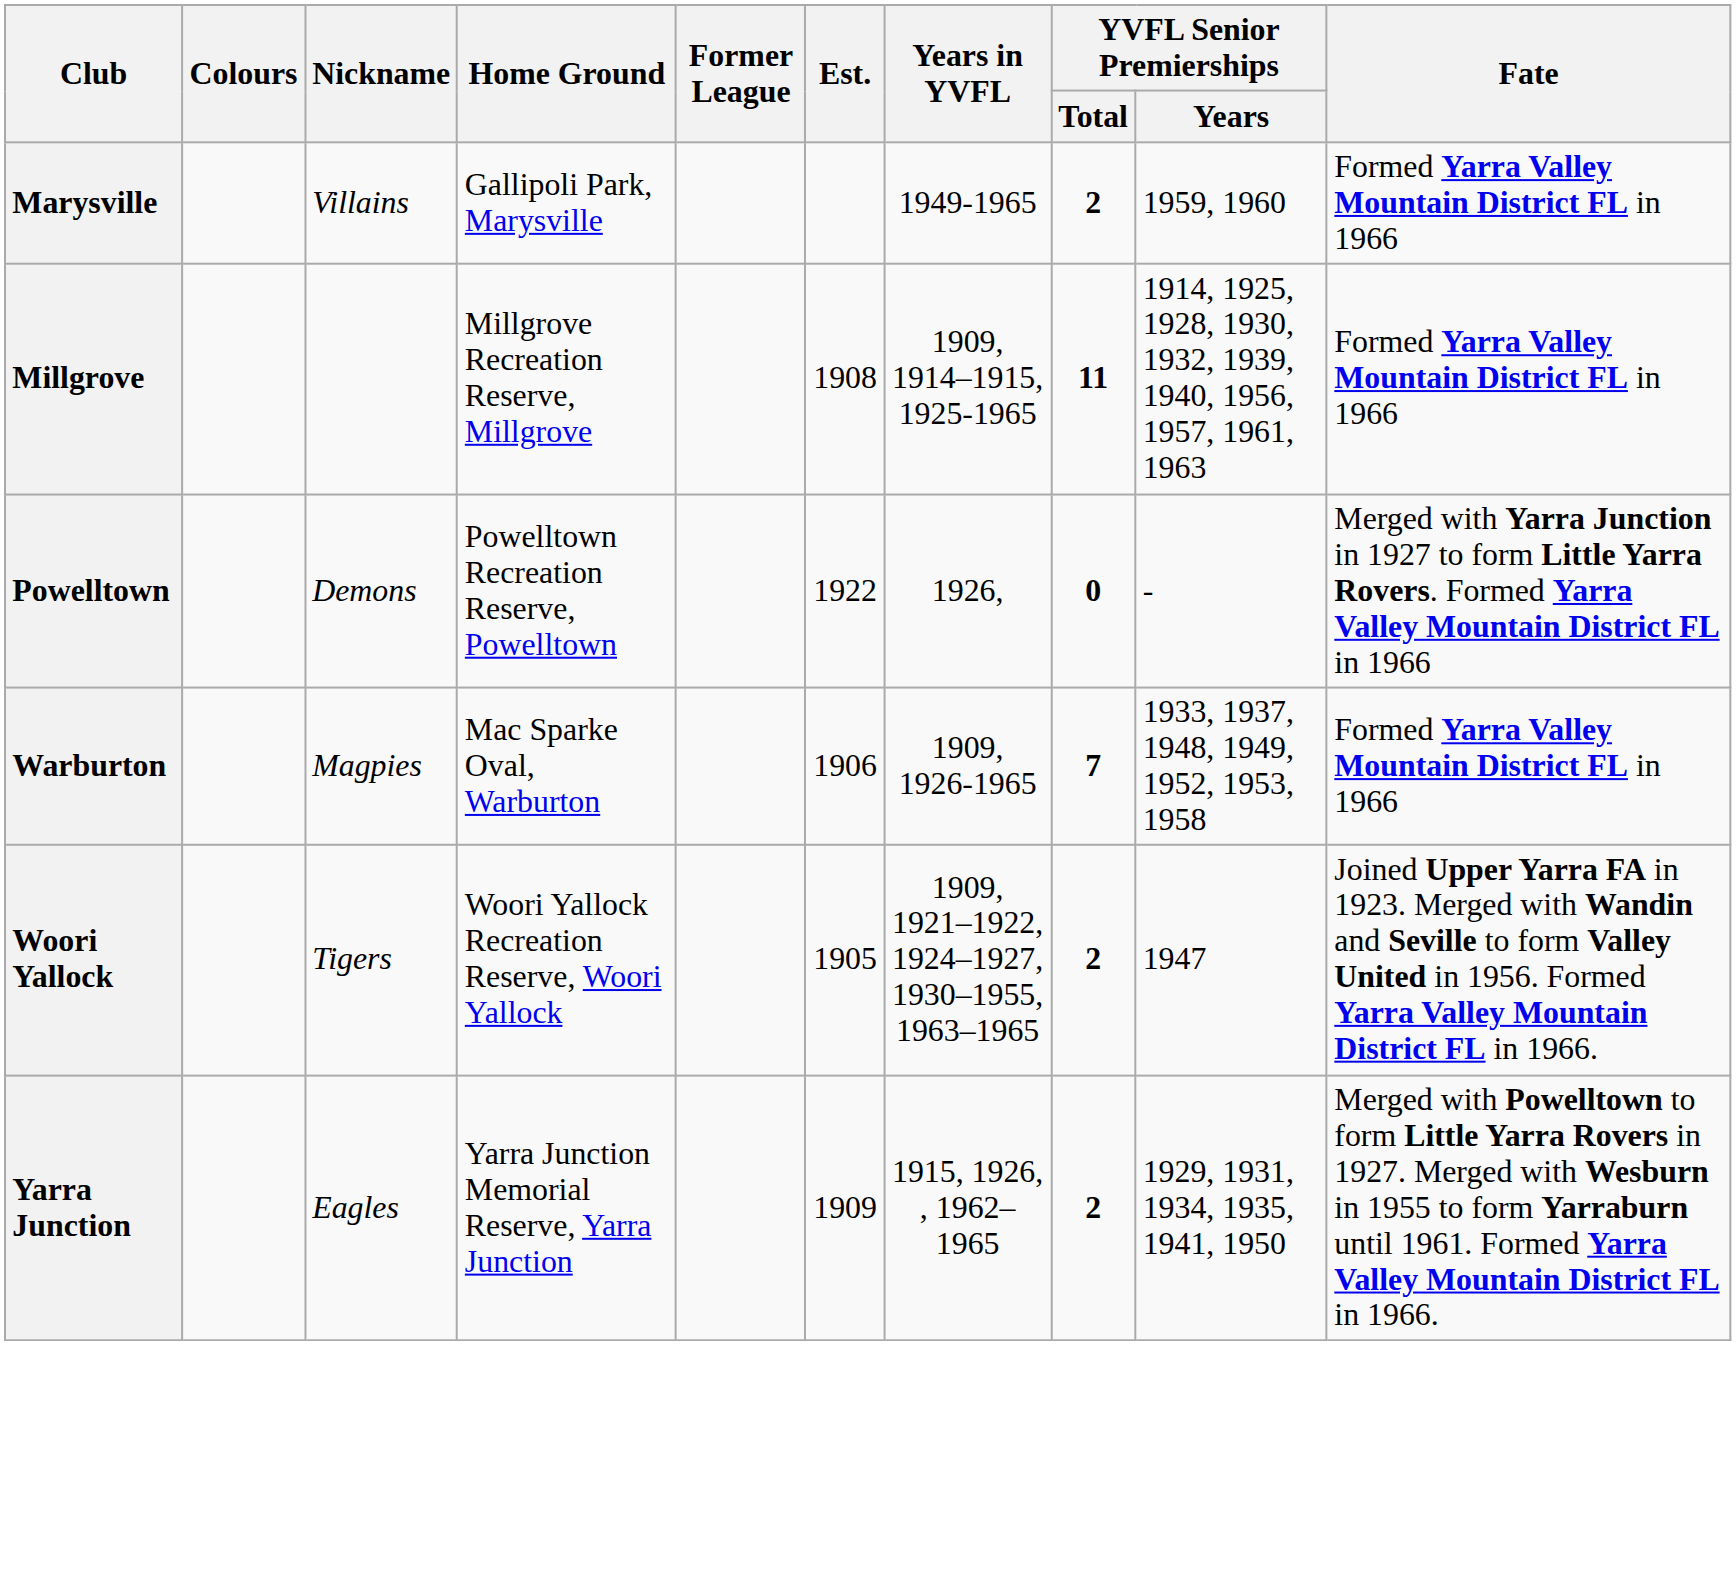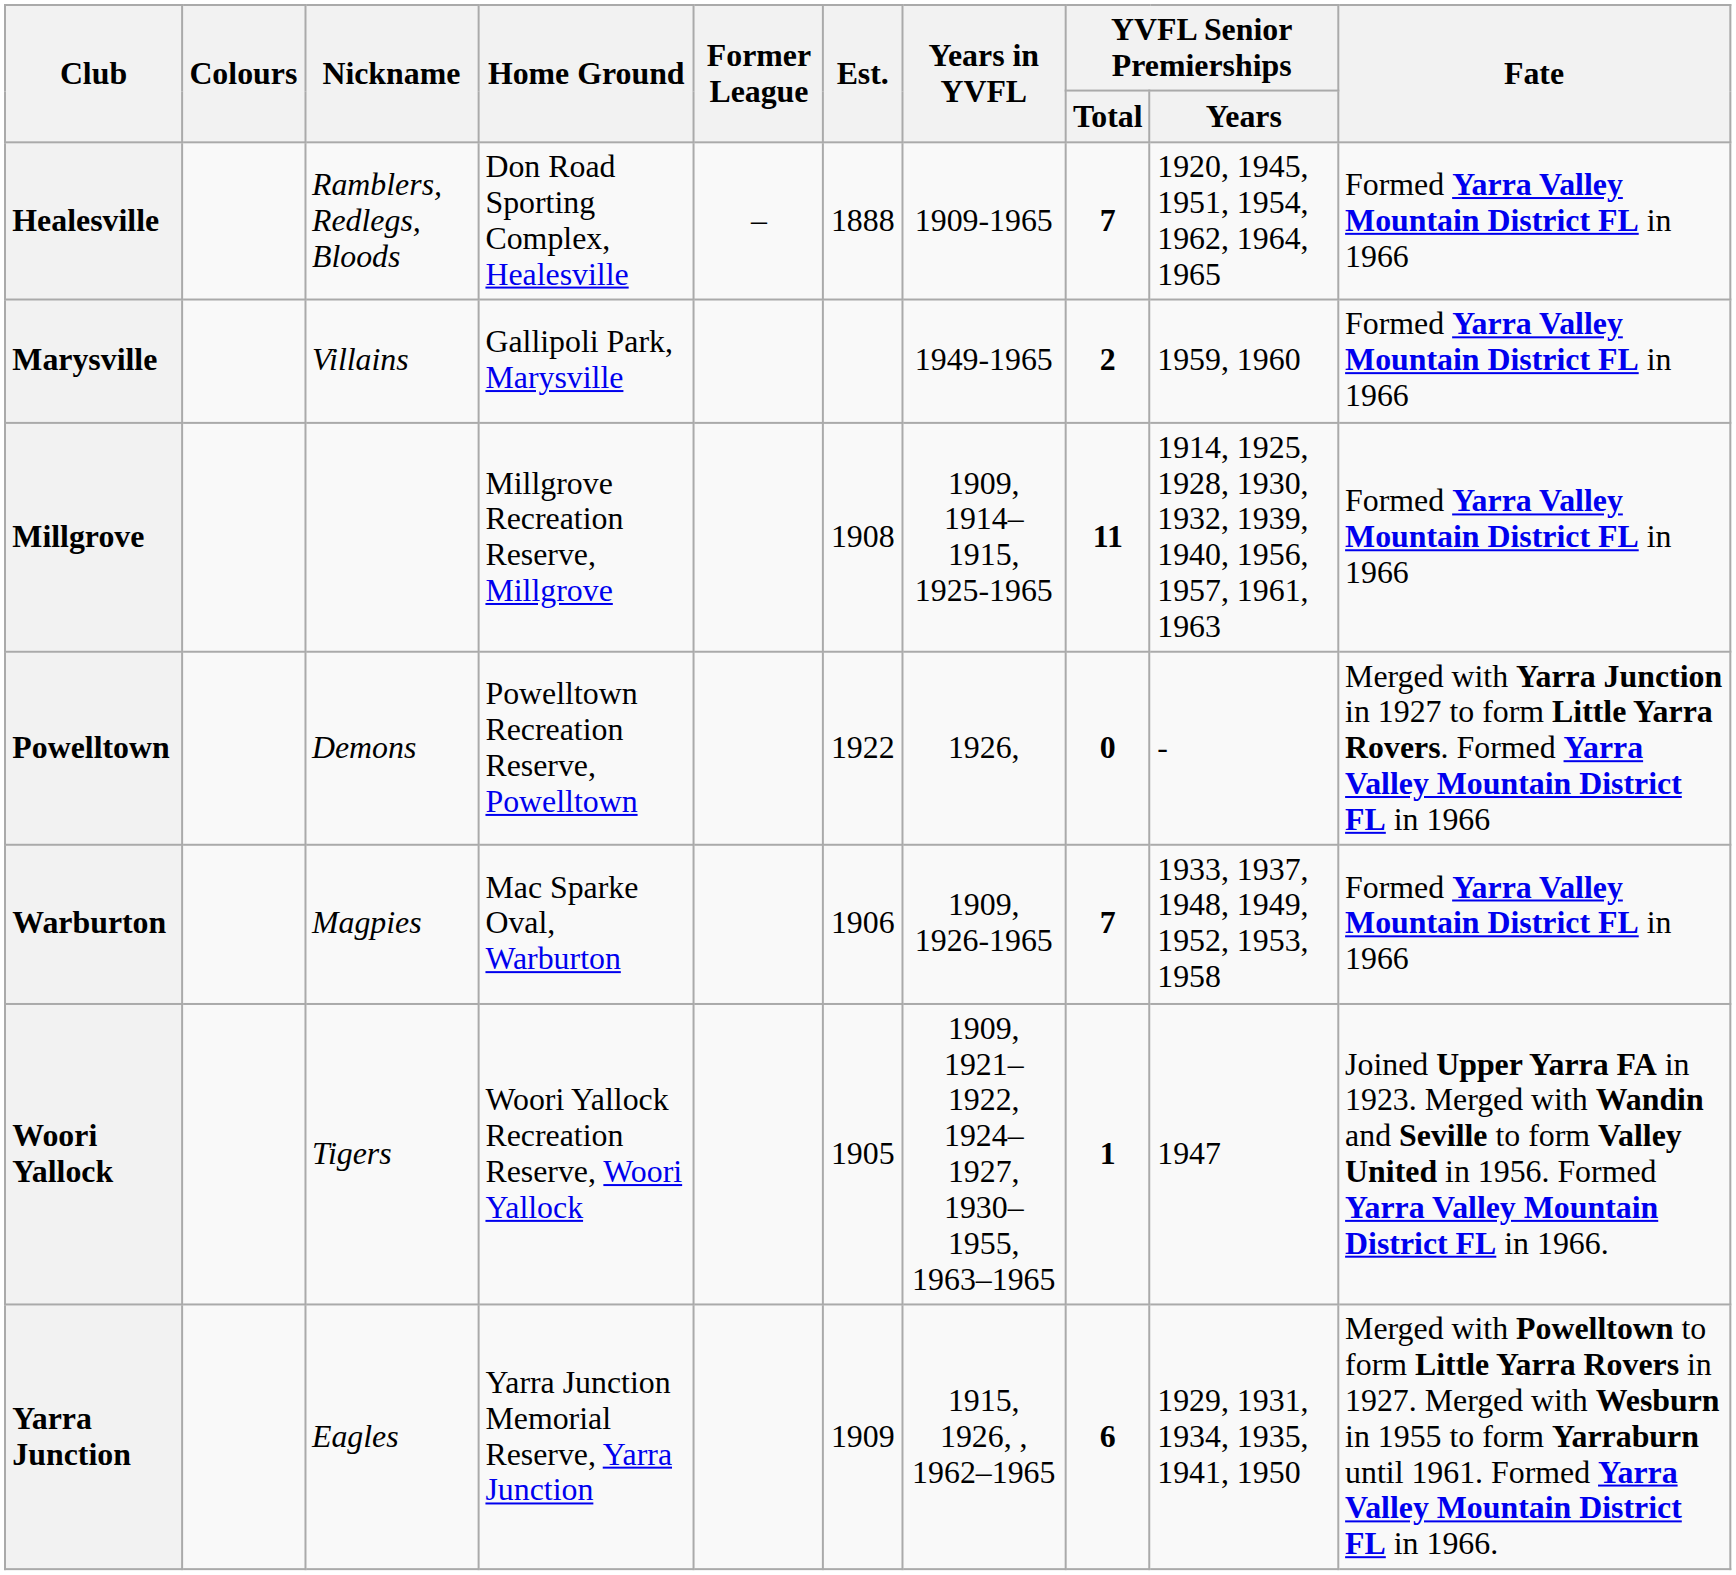+ row: (86, 220)
(1093, 959) 2 -> (1108, 1153) 1
(1093, 1207) 2 -> (1108, 1436) 6
